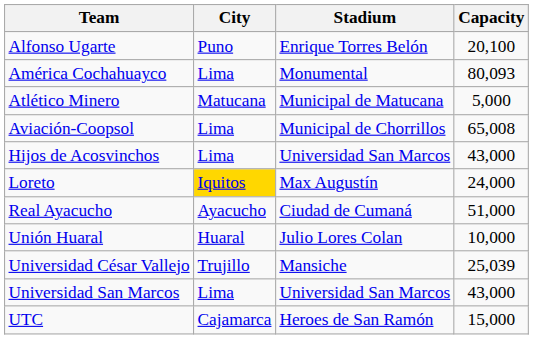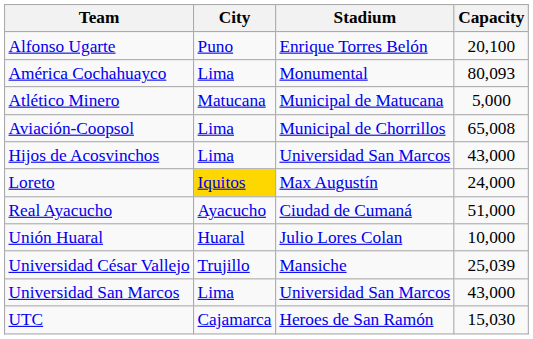(491, 319) 15,000 -> (491, 319) 15,030
